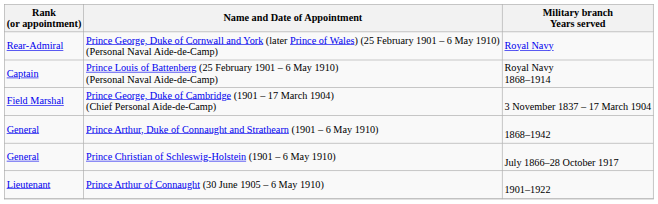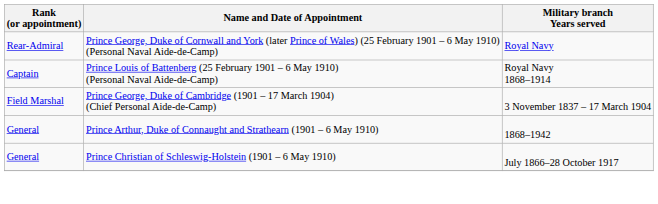- row: (205, 184)
